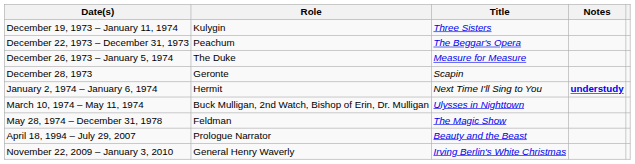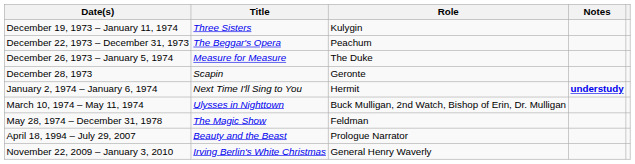columns swapped: (500, 12) <-> (311, 12)
